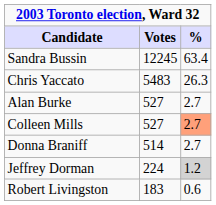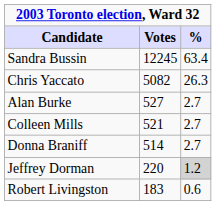(157, 80) 5483 -> (157, 80) 5082
(153, 124) 527 -> (153, 124) 521
(192, 124) lightsalmon background -> (192, 124) no background
(153, 168) 224 -> (153, 168) 220
